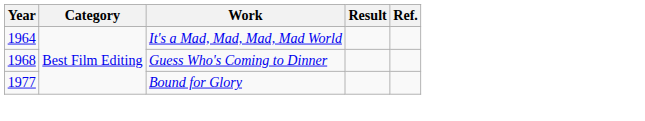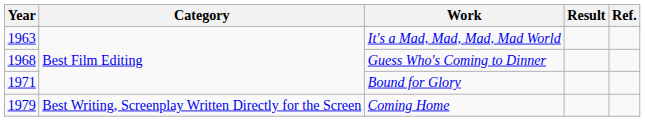(22, 37) 1964 -> (22, 37) 1963
(22, 82) 1977 -> (22, 82) 1971
+ row: (409, 104)
